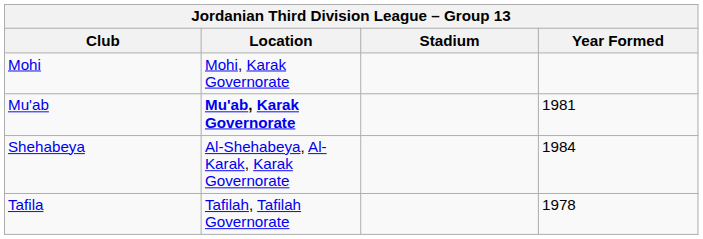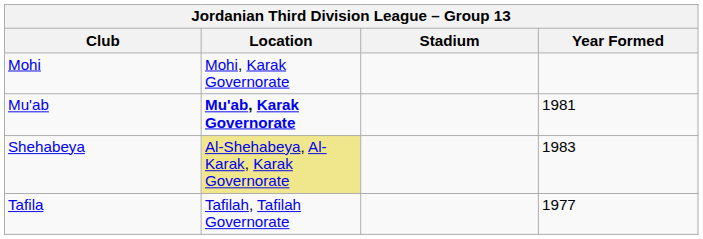(266, 164) no background -> (266, 164) khaki background
(559, 147) 1984 -> (559, 147) 1983
(559, 205) 1978 -> (559, 205) 1977
